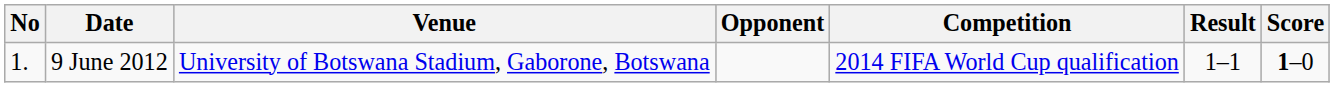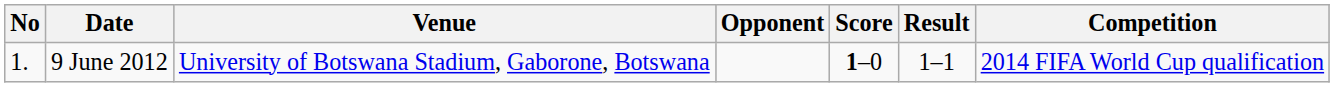columns swapped: (1295, 23) <-> (1007, 23)
